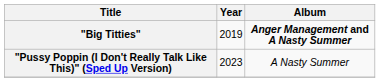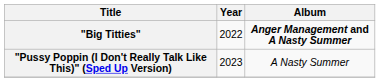(231, 35) 2019 -> (231, 35) 2022
